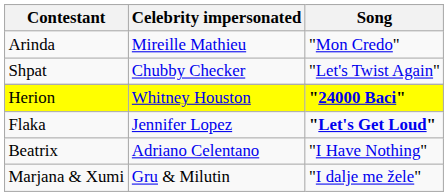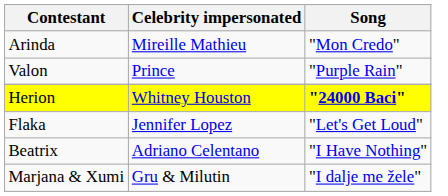+ row: (28, 71)
- row: (28, 71)
(372, 124) bold -> (366, 124) normal
